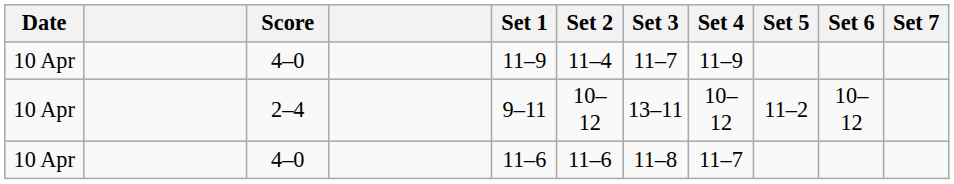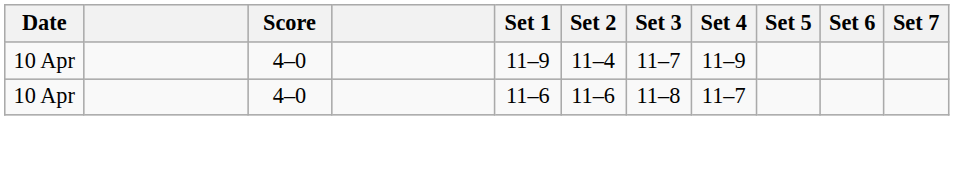- row: (44, 110)
